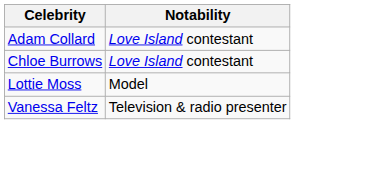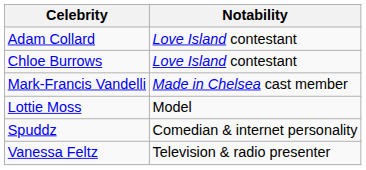+ row: (77, 84)
+ row: (32, 130)
